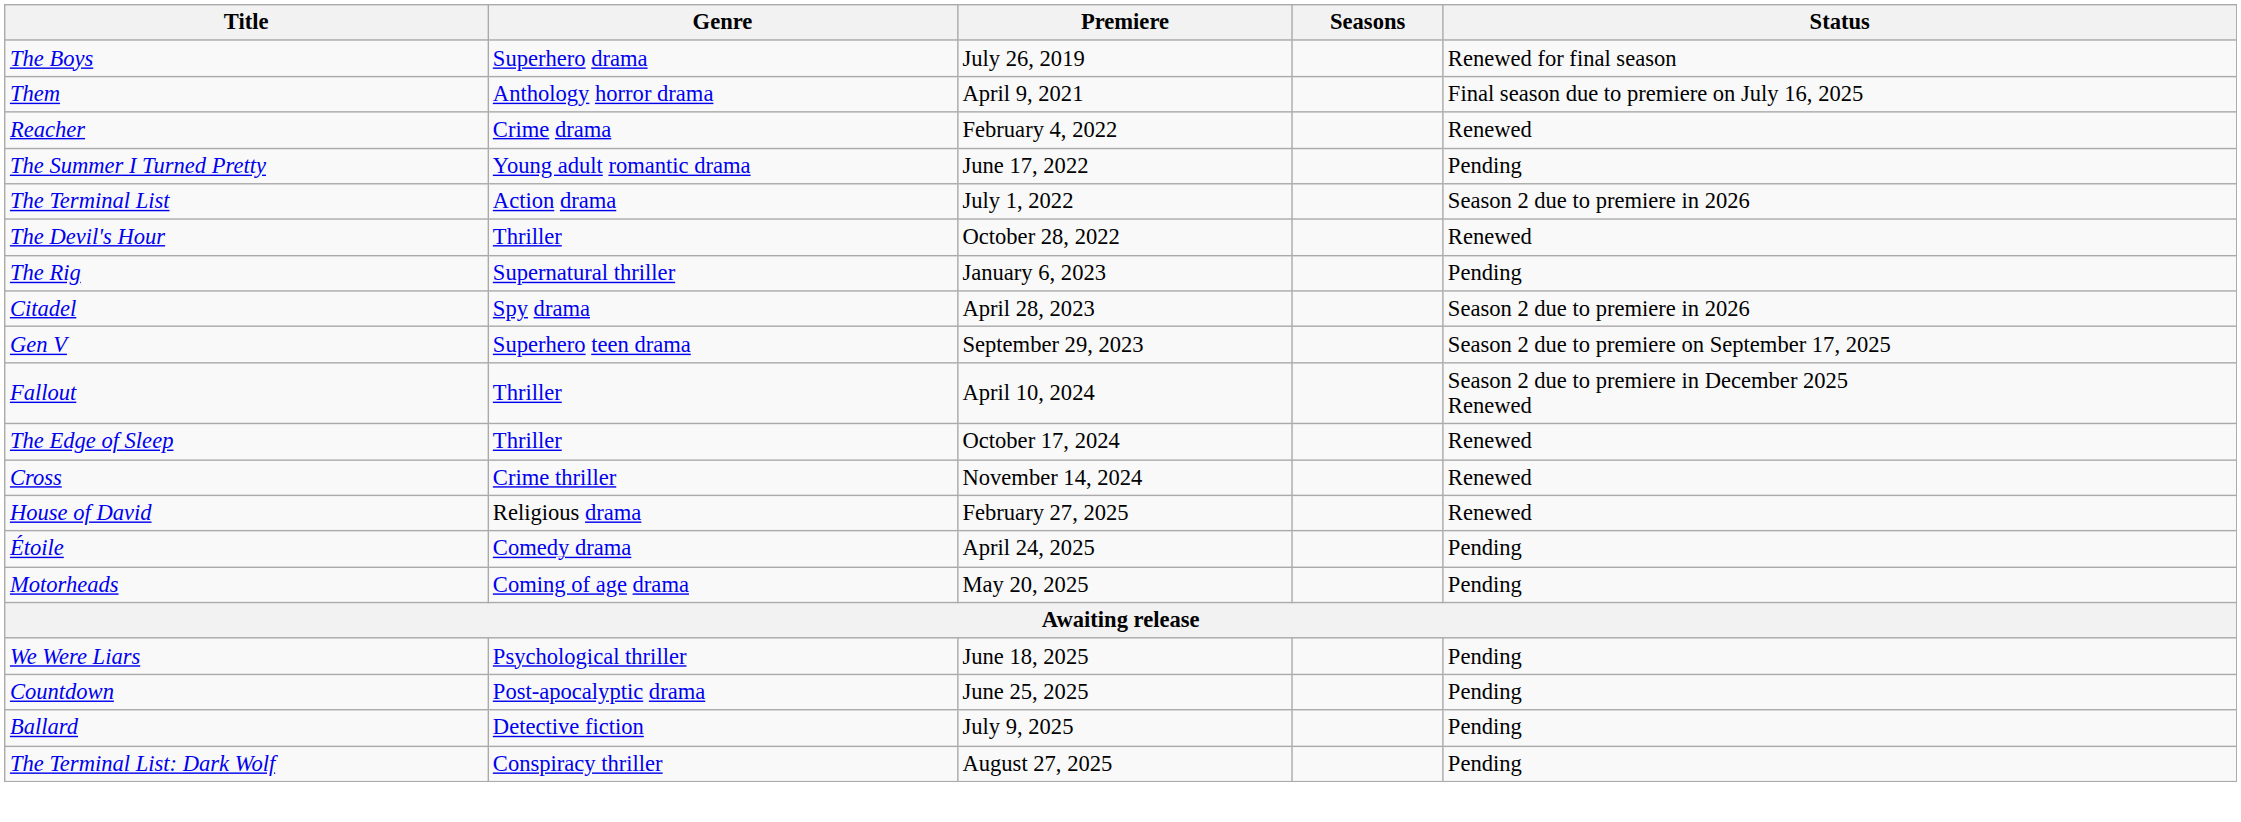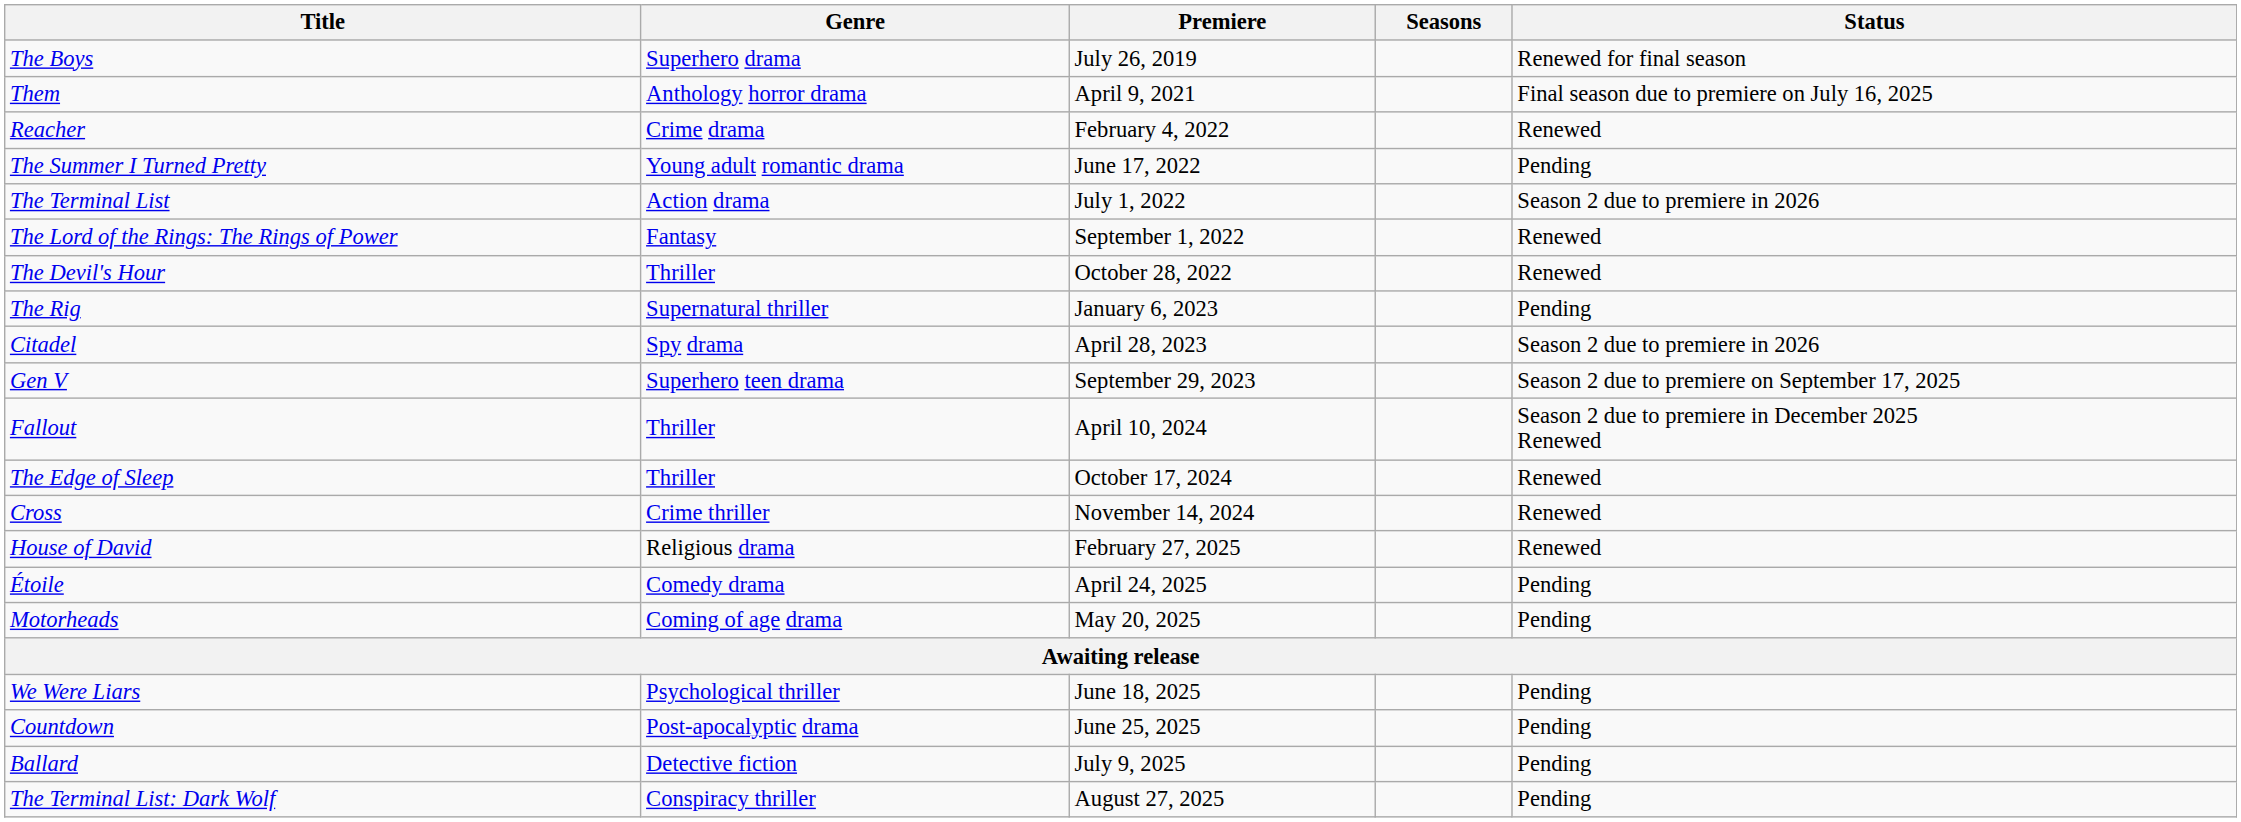+ row: (204, 237)
